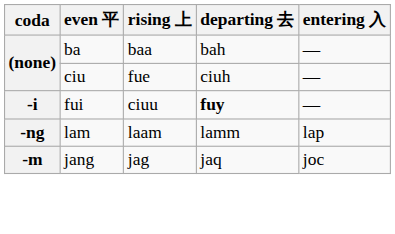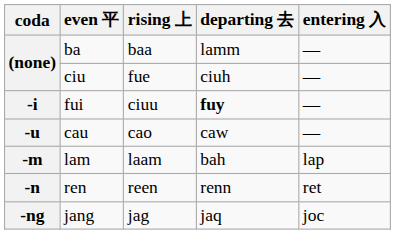(213, 49) bah -> (220, 49) lamm
+ row: (76, 132)
(32, 132) -ng -> (32, 159) -m
(220, 132) lamm -> (213, 159) bah
+ row: (75, 187)
(32, 159) -m -> (32, 215) -ng
